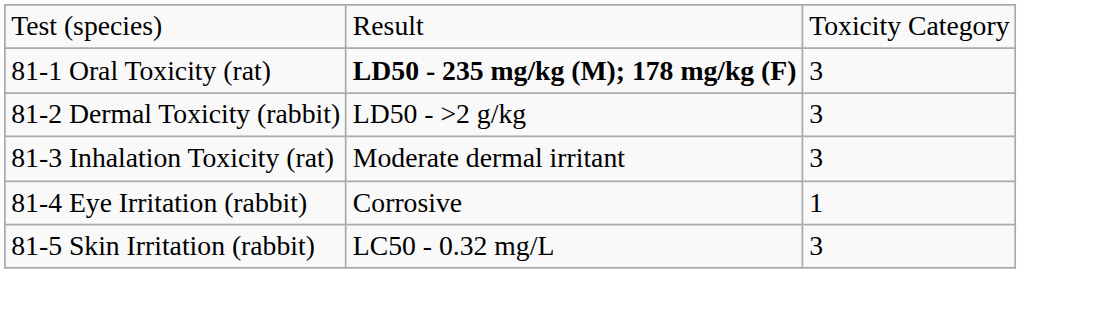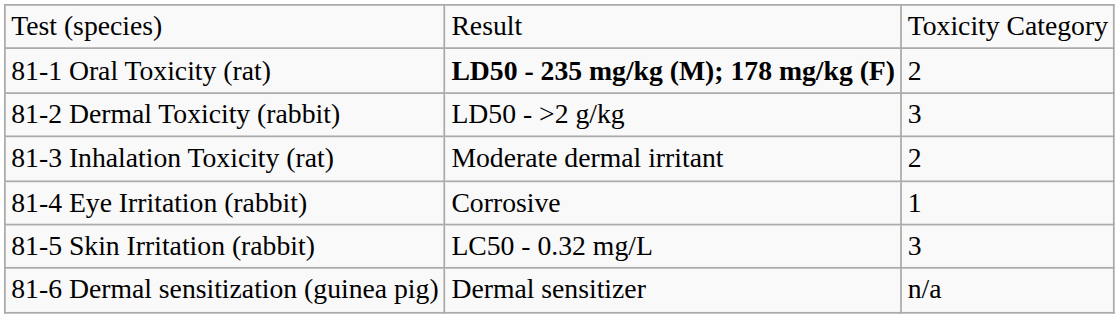(816, 70) 3 -> (915, 70) 2
(816, 158) 3 -> (915, 158) 2
+ row: (225, 289)
